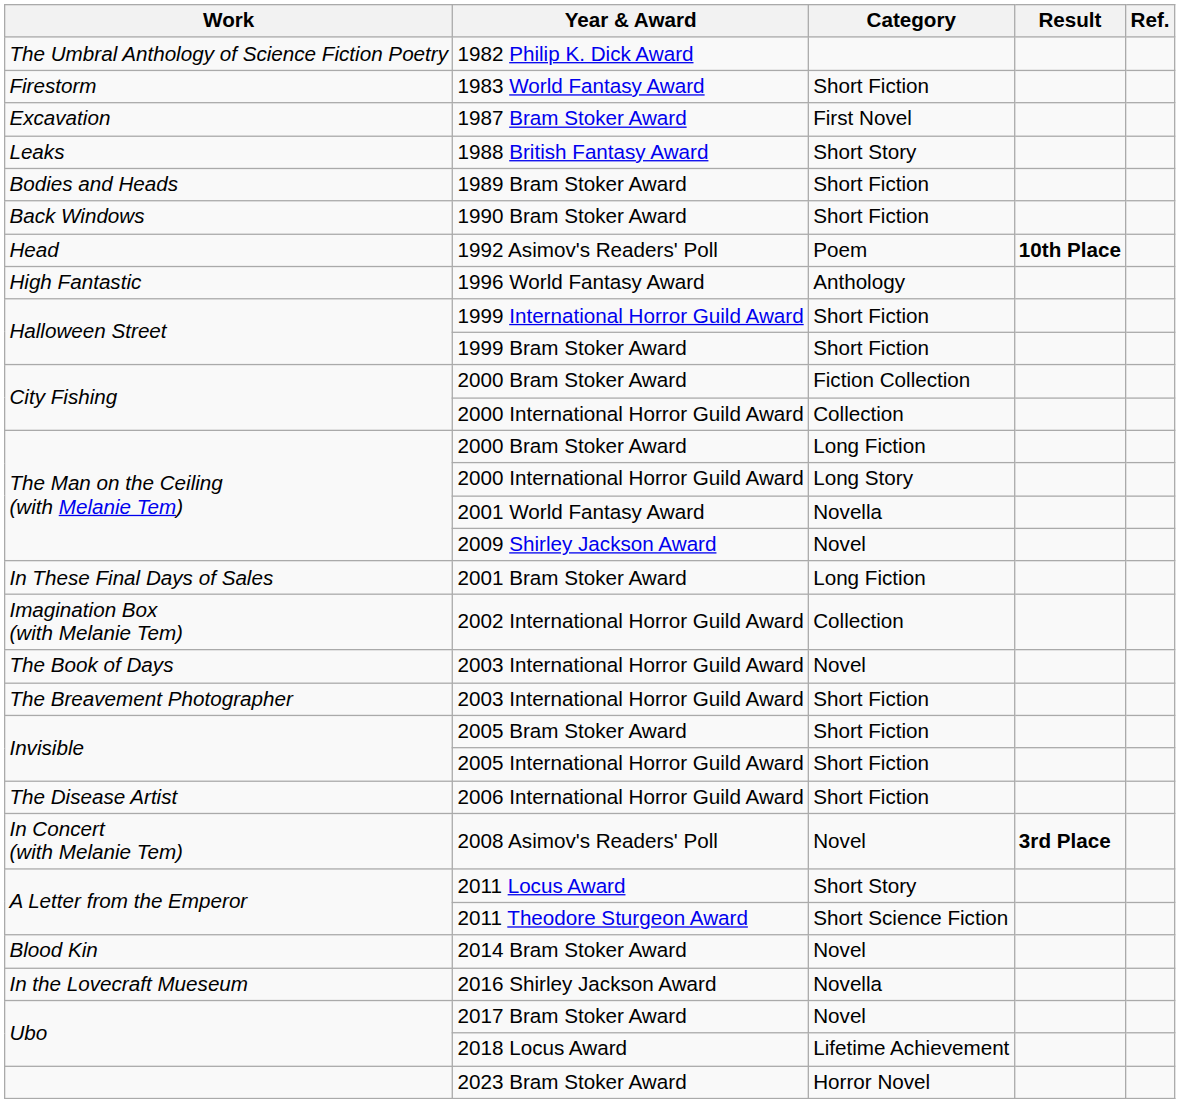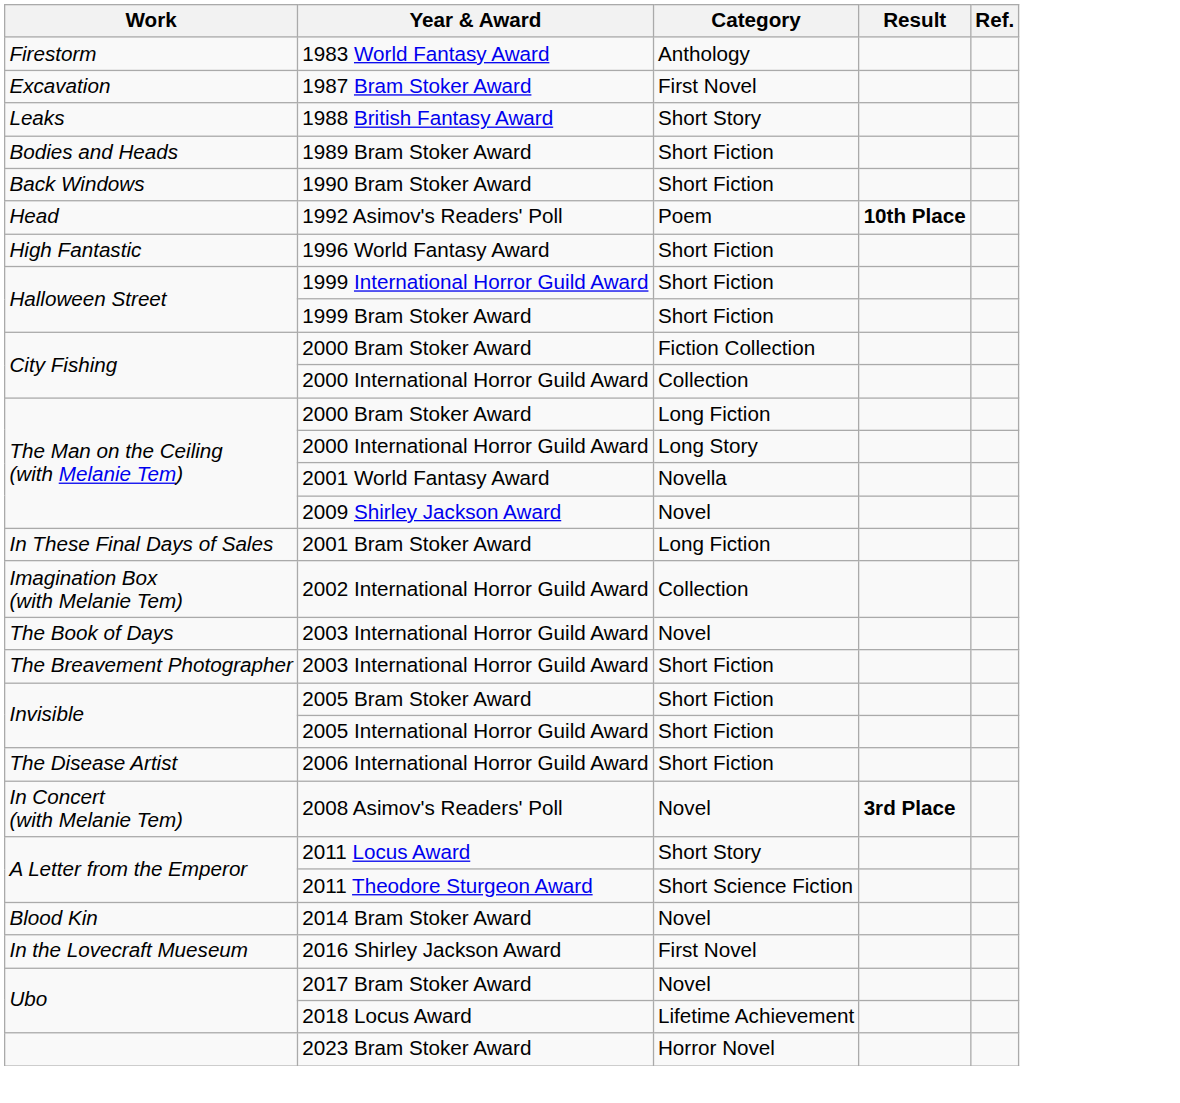- row: (229, 53)
(871, 86) Short Fiction -> (704, 53) Anthology
(859, 282) Anthology -> (716, 250) Short Fiction
(848, 983) Novella -> (707, 951) First Novel
